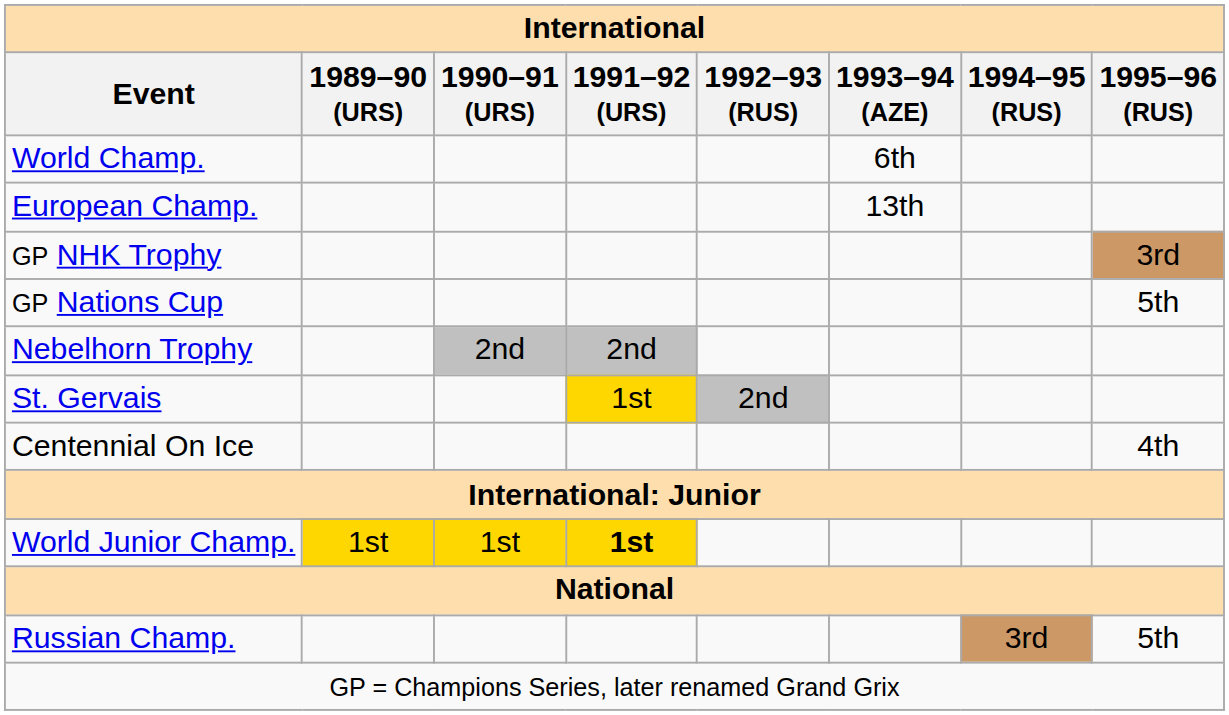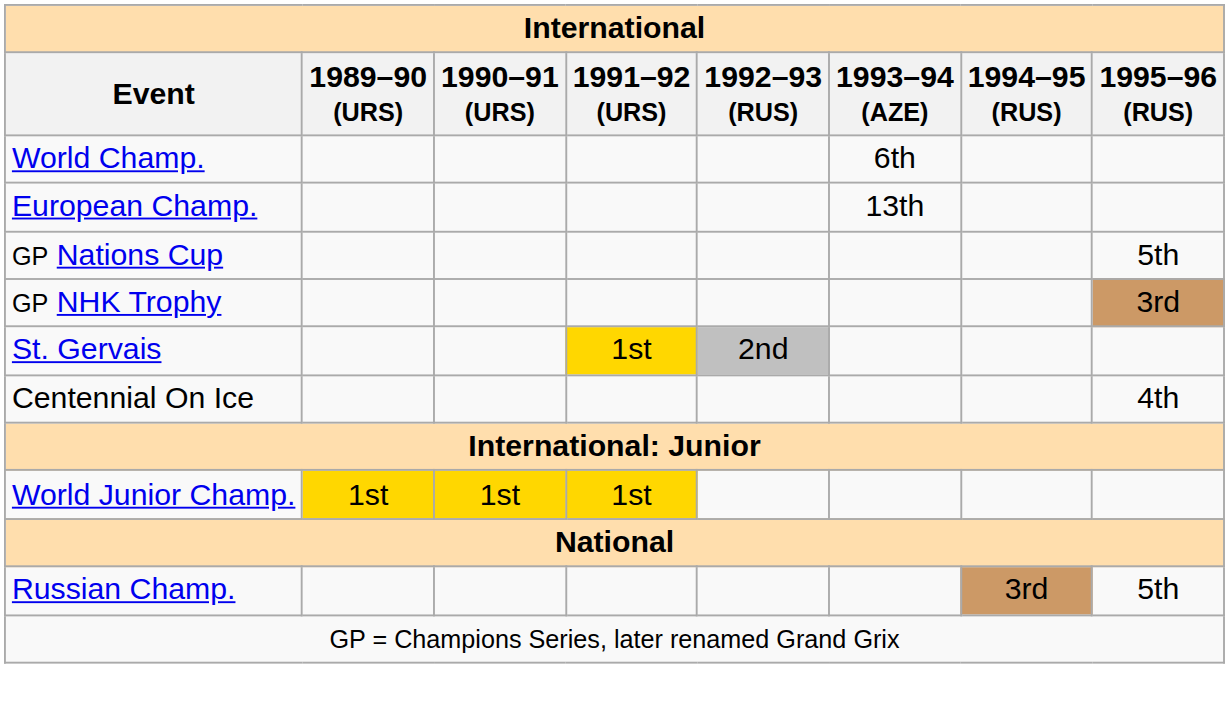rows swapped: (117, 254) <-> (118, 302)
- row: (132, 350)
(632, 542) bold -> (632, 494) normal
